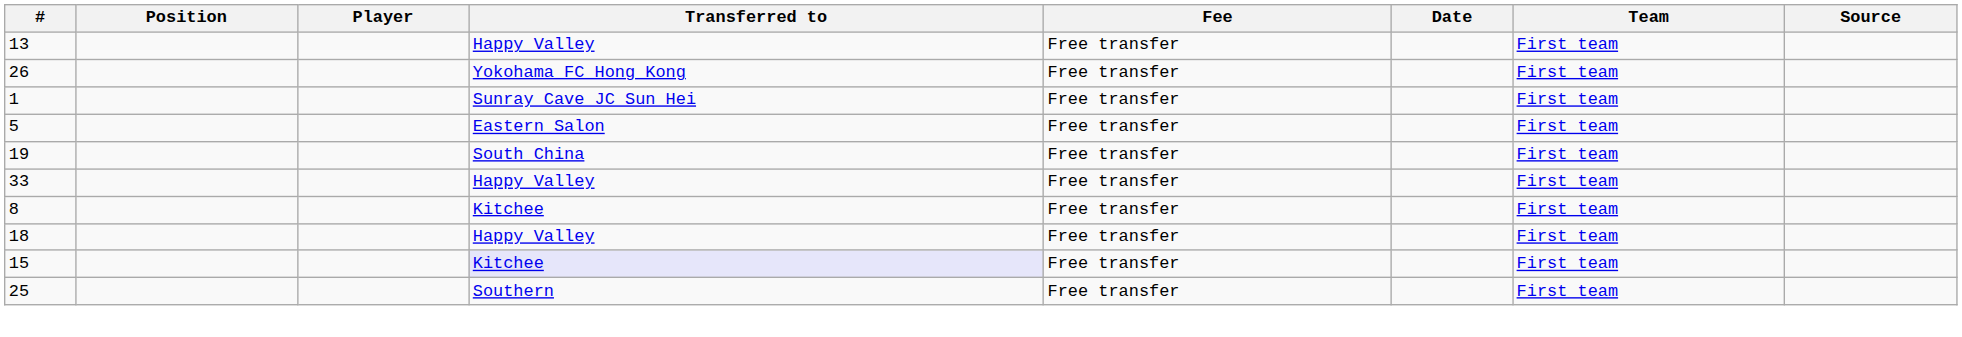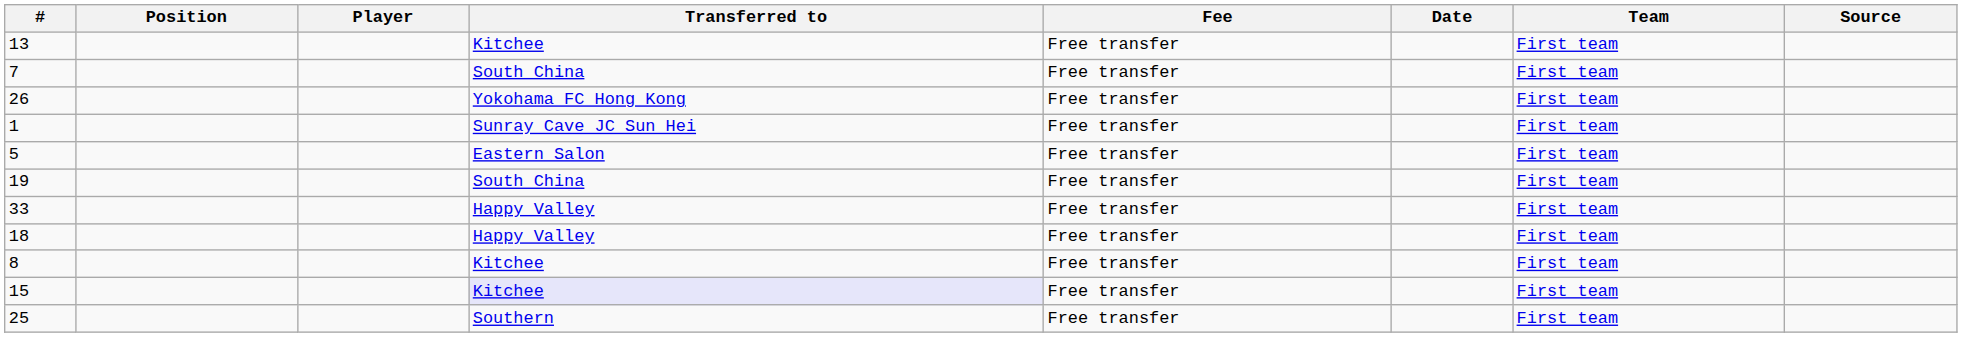(534, 46) Happy Valley -> (508, 46) Kitchee
+ row: (14, 73)
rows swapped: (19, 237) <-> (14, 210)
